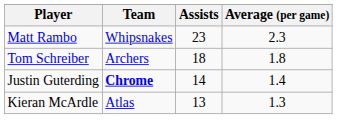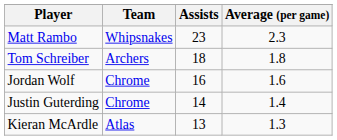+ row: (41, 80)
(129, 80) bold -> (127, 102) normal
